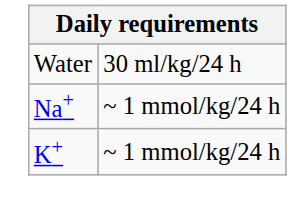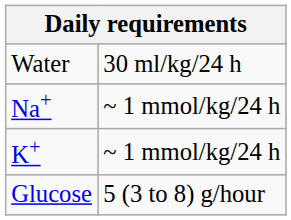+ row: (52, 194)
